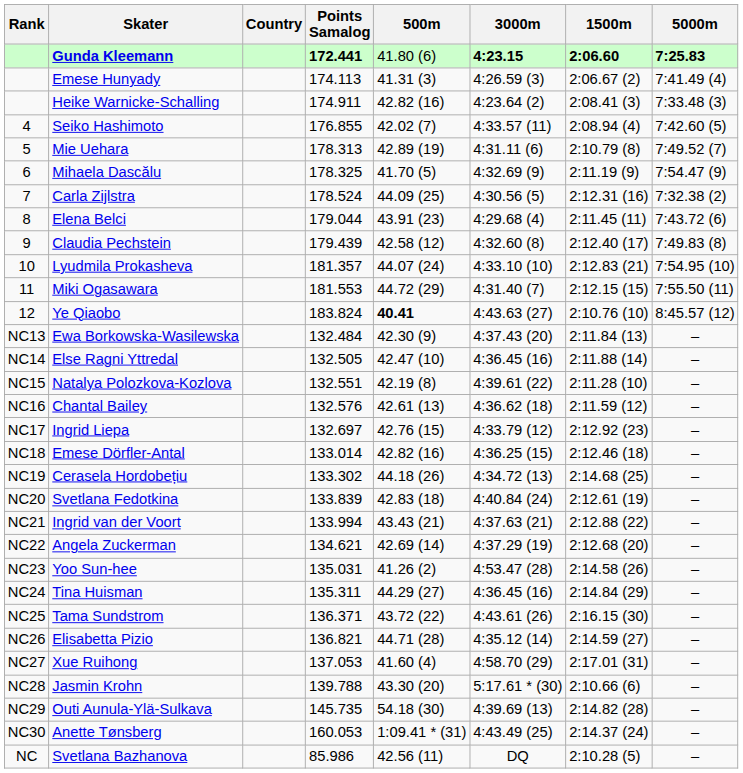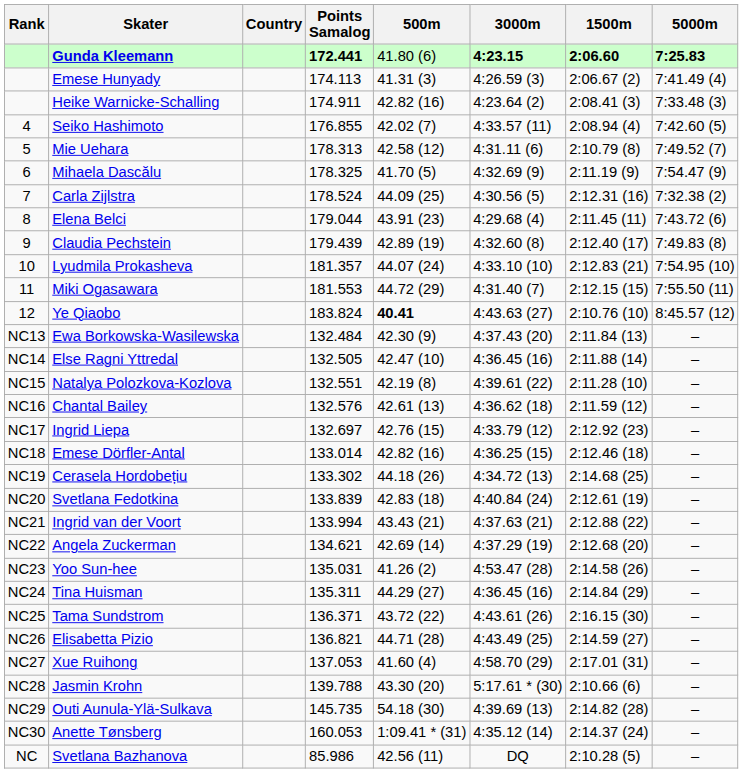(411, 149) 42.89 (19) -> (411, 149) 42.58 (12)
(411, 242) 42.58 (12) -> (411, 242) 42.89 (19)
(513, 639) 4:35.12 (14) -> (513, 639) 4:43.49 (25)
(513, 733) 4:43.49 (25) -> (513, 733) 4:35.12 (14)
